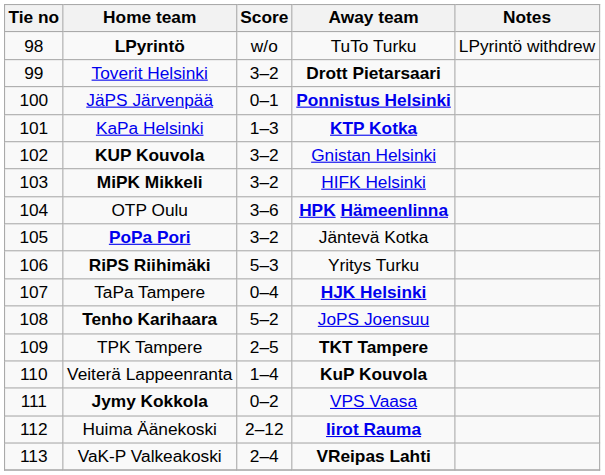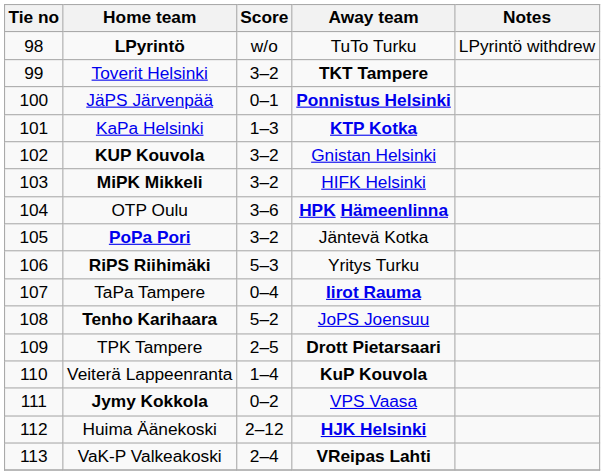(374, 73) Drott Pietarsaari -> (374, 73) TKT Tampere
(374, 292) HJK Helsinki -> (374, 292) Iirot Rauma
(374, 347) TKT Tampere -> (374, 347) Drott Pietarsaari
(374, 429) Iirot Rauma -> (374, 429) HJK Helsinki
